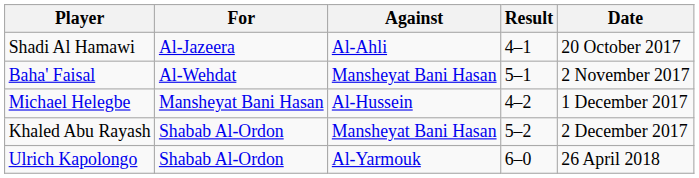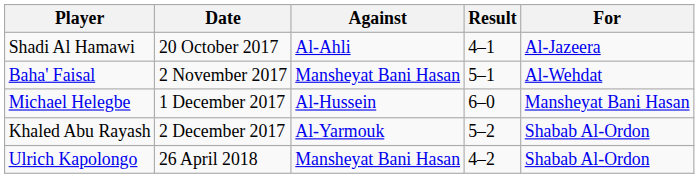columns swapped: (241, 18) <-> (625, 18)
(518, 103) 4–2 -> (482, 103) 6–0
(414, 131) Mansheyat Bani Hasan -> (340, 131) Al-Yarmouk
(376, 159) Al-Yarmouk -> (378, 159) Mansheyat Bani Hasan
(518, 159) 6–0 -> (482, 159) 4–2
